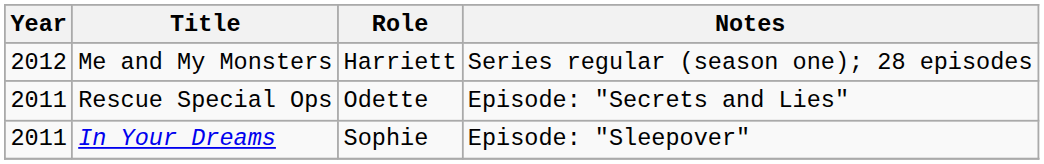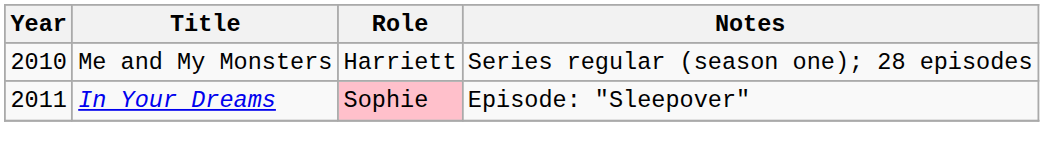(39, 62) 2012 -> (39, 62) 2010
- row: (205, 101)
(386, 139) no background -> (386, 101) pink background
